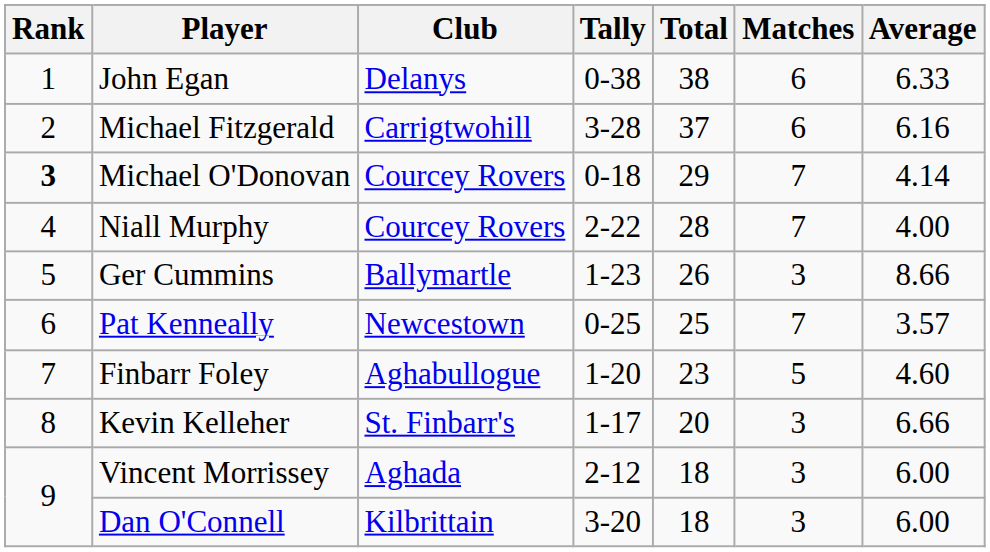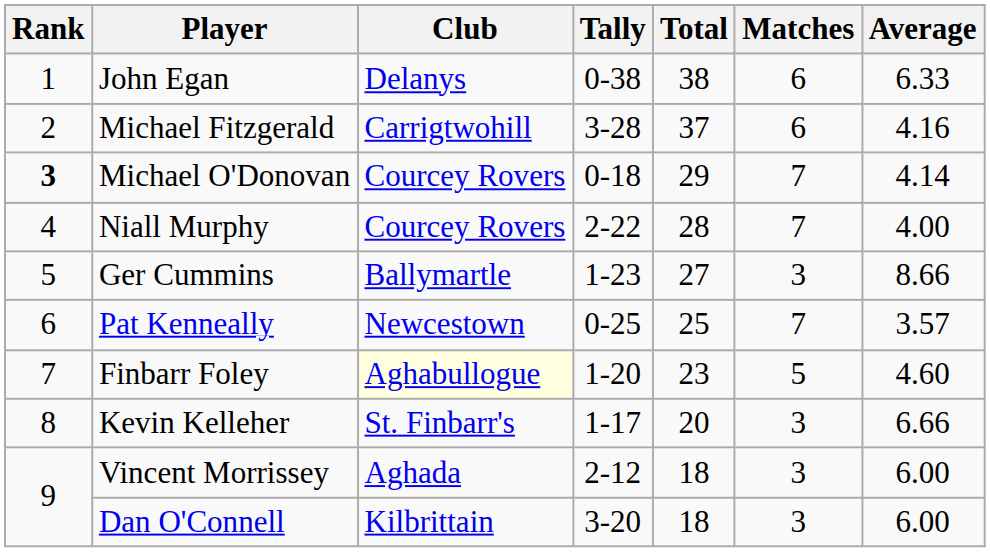(923, 127) 6.16 -> (923, 127) 4.16
(694, 275) 26 -> (694, 275) 27
(452, 373) no background -> (452, 373) lightyellow background
